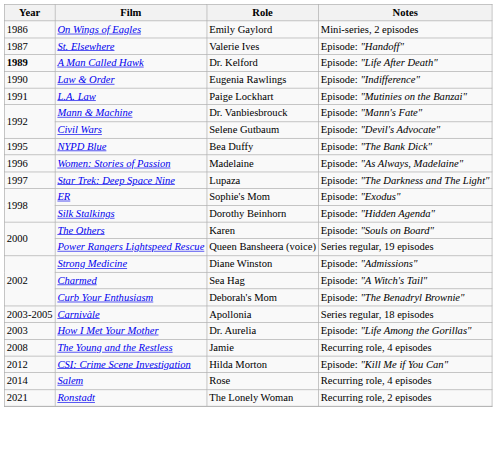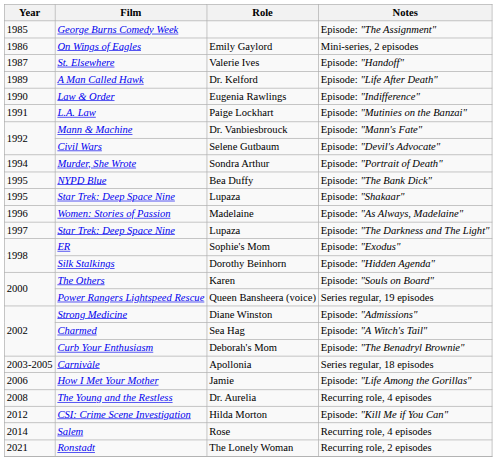+ row: (118, 29)
(17, 63) bold -> (17, 79) normal
+ row: (97, 163)
+ row: (116, 197)
(17, 331) 2003 -> (17, 381) 2006
(233, 331) Dr. Aurelia -> (222, 381) Jamie
(222, 347) Jamie -> (233, 398) Dr. Aurelia
